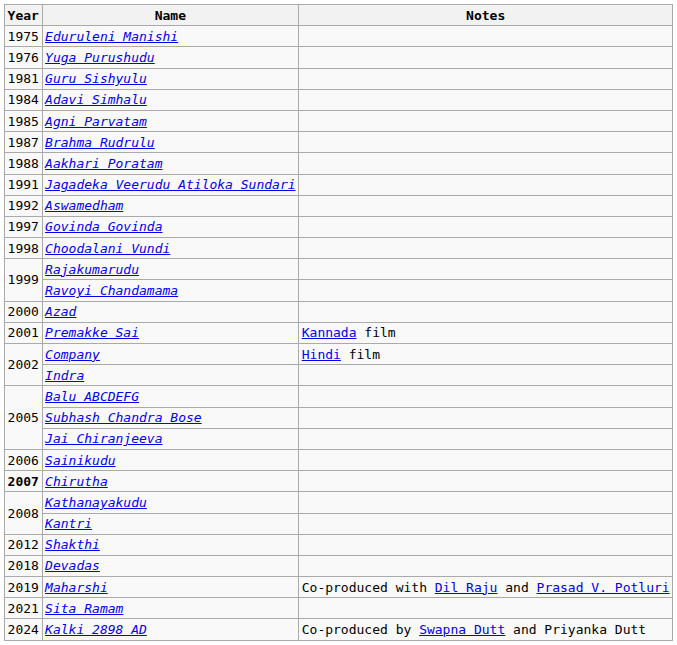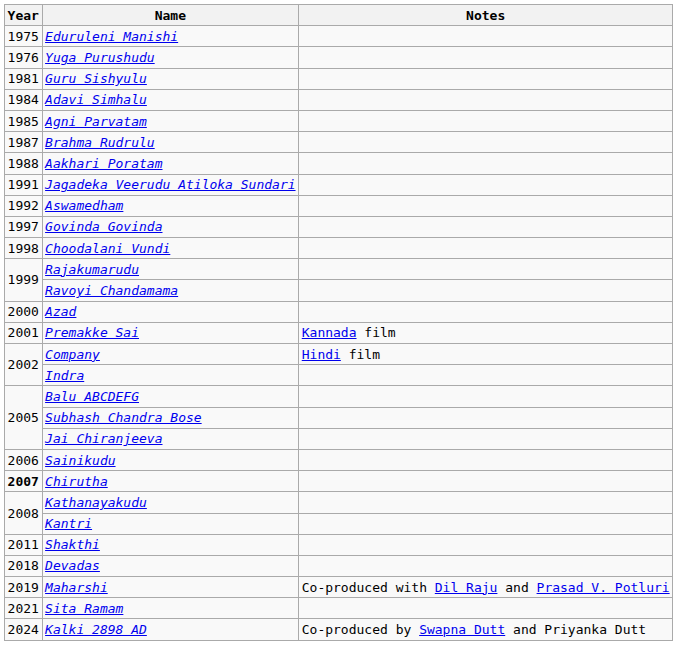(23, 545) 2012 -> (23, 545) 2011
